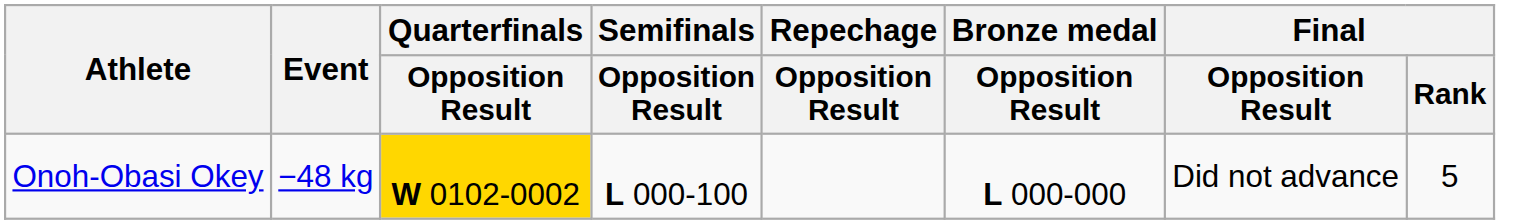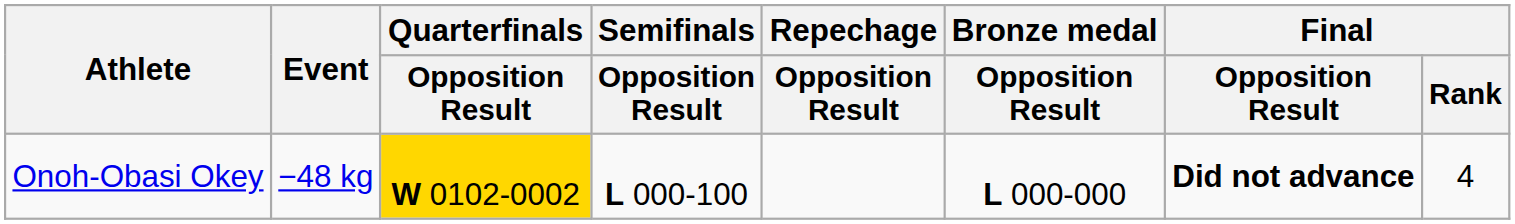(1286, 177) normal -> (1293, 177) bold
(1450, 177) 5 -> (1465, 177) 4
